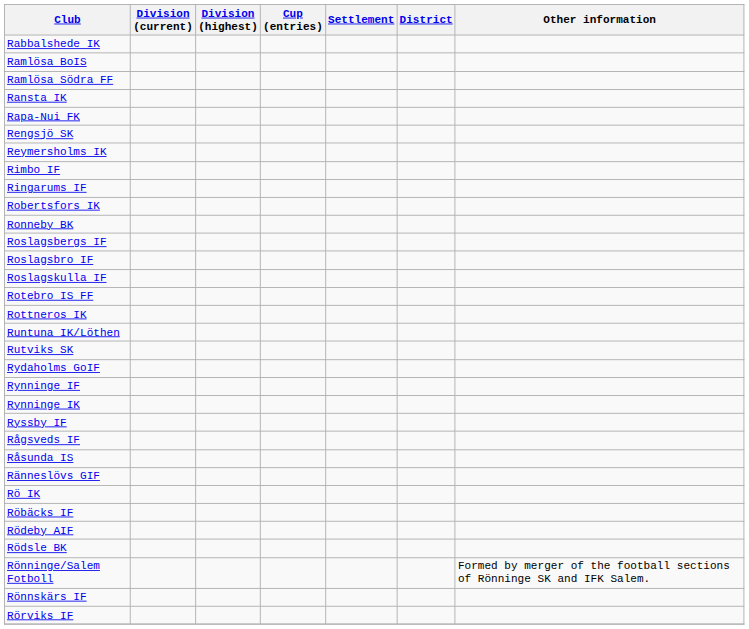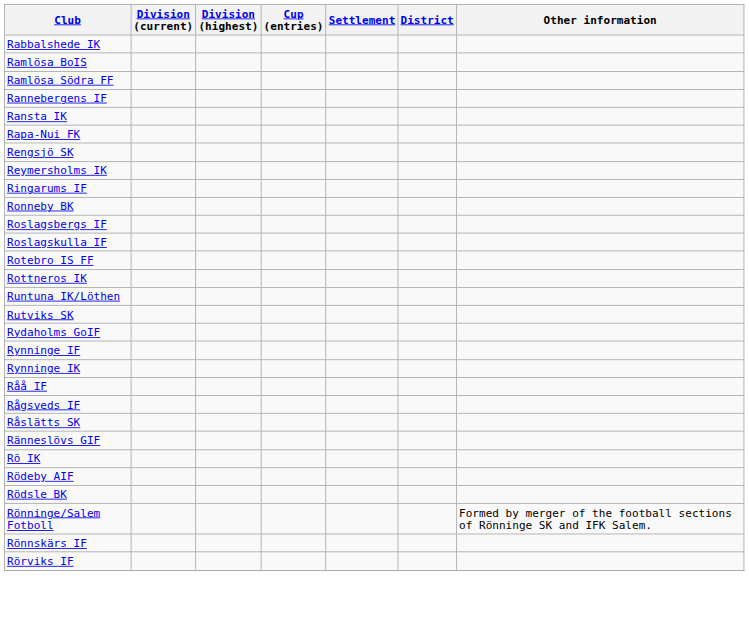+ row: (57, 98)
- row: (34, 170)
- row: (53, 206)
- row: (50, 260)
- row: (37, 422)
+ row: (27, 386)
+ row: (44, 422)
- row: (40, 458)
- row: (40, 512)
